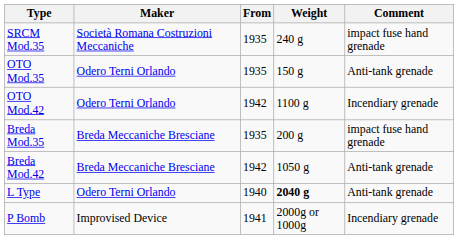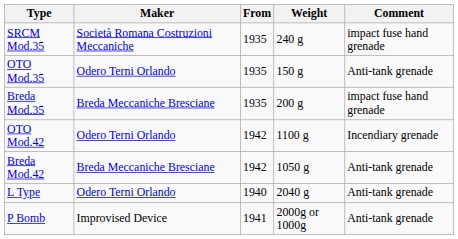rows swapped: (26, 103) <-> (26, 135)
(293, 193) bold -> (293, 193) normal
(393, 218) Incendiary grenade -> (390, 218) Anti-tank grenade
